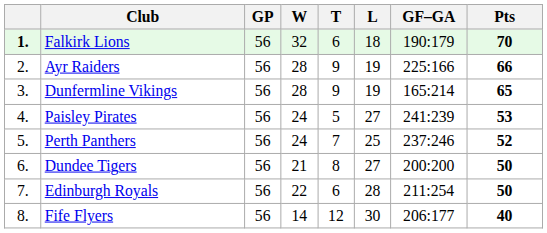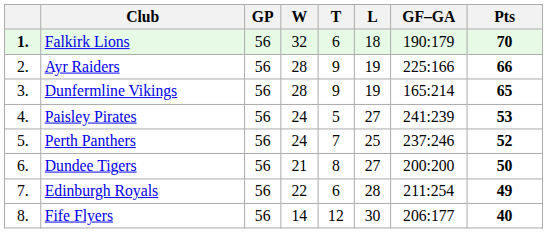(505, 191) 50 -> (505, 191) 49
